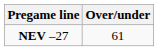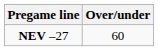(118, 35) 61 -> (118, 35) 60
